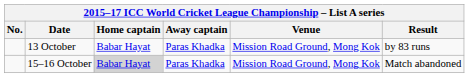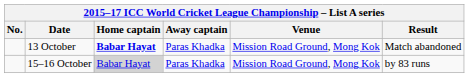(123, 47) normal -> (126, 47) bold
(407, 47) by 83 runs -> (423, 47) Match abandoned
(423, 64) Match abandoned -> (407, 64) by 83 runs
